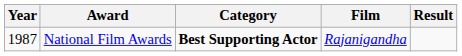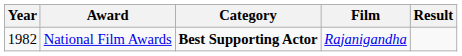(22, 39) 1987 -> (22, 39) 1982
